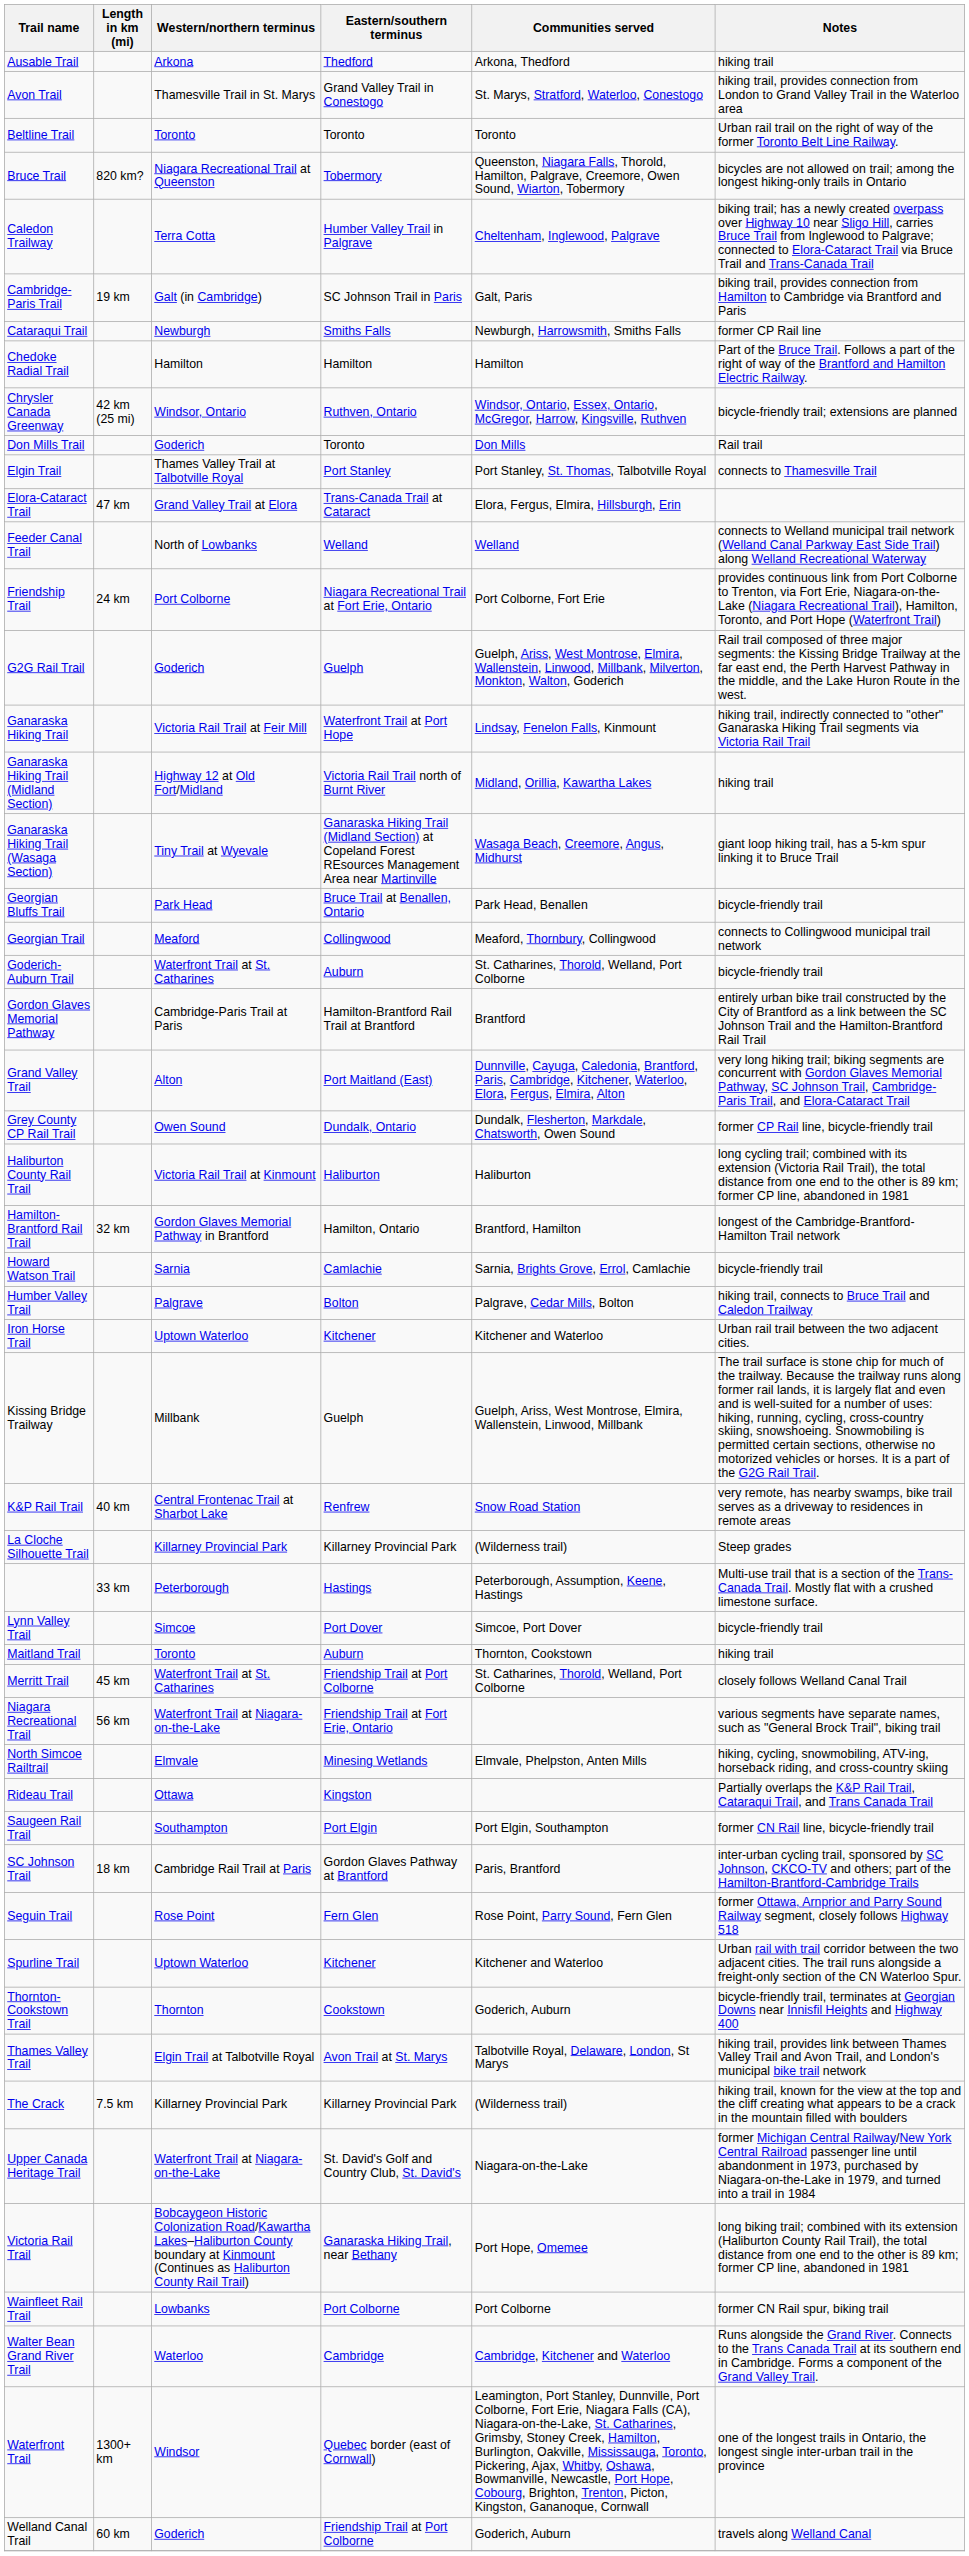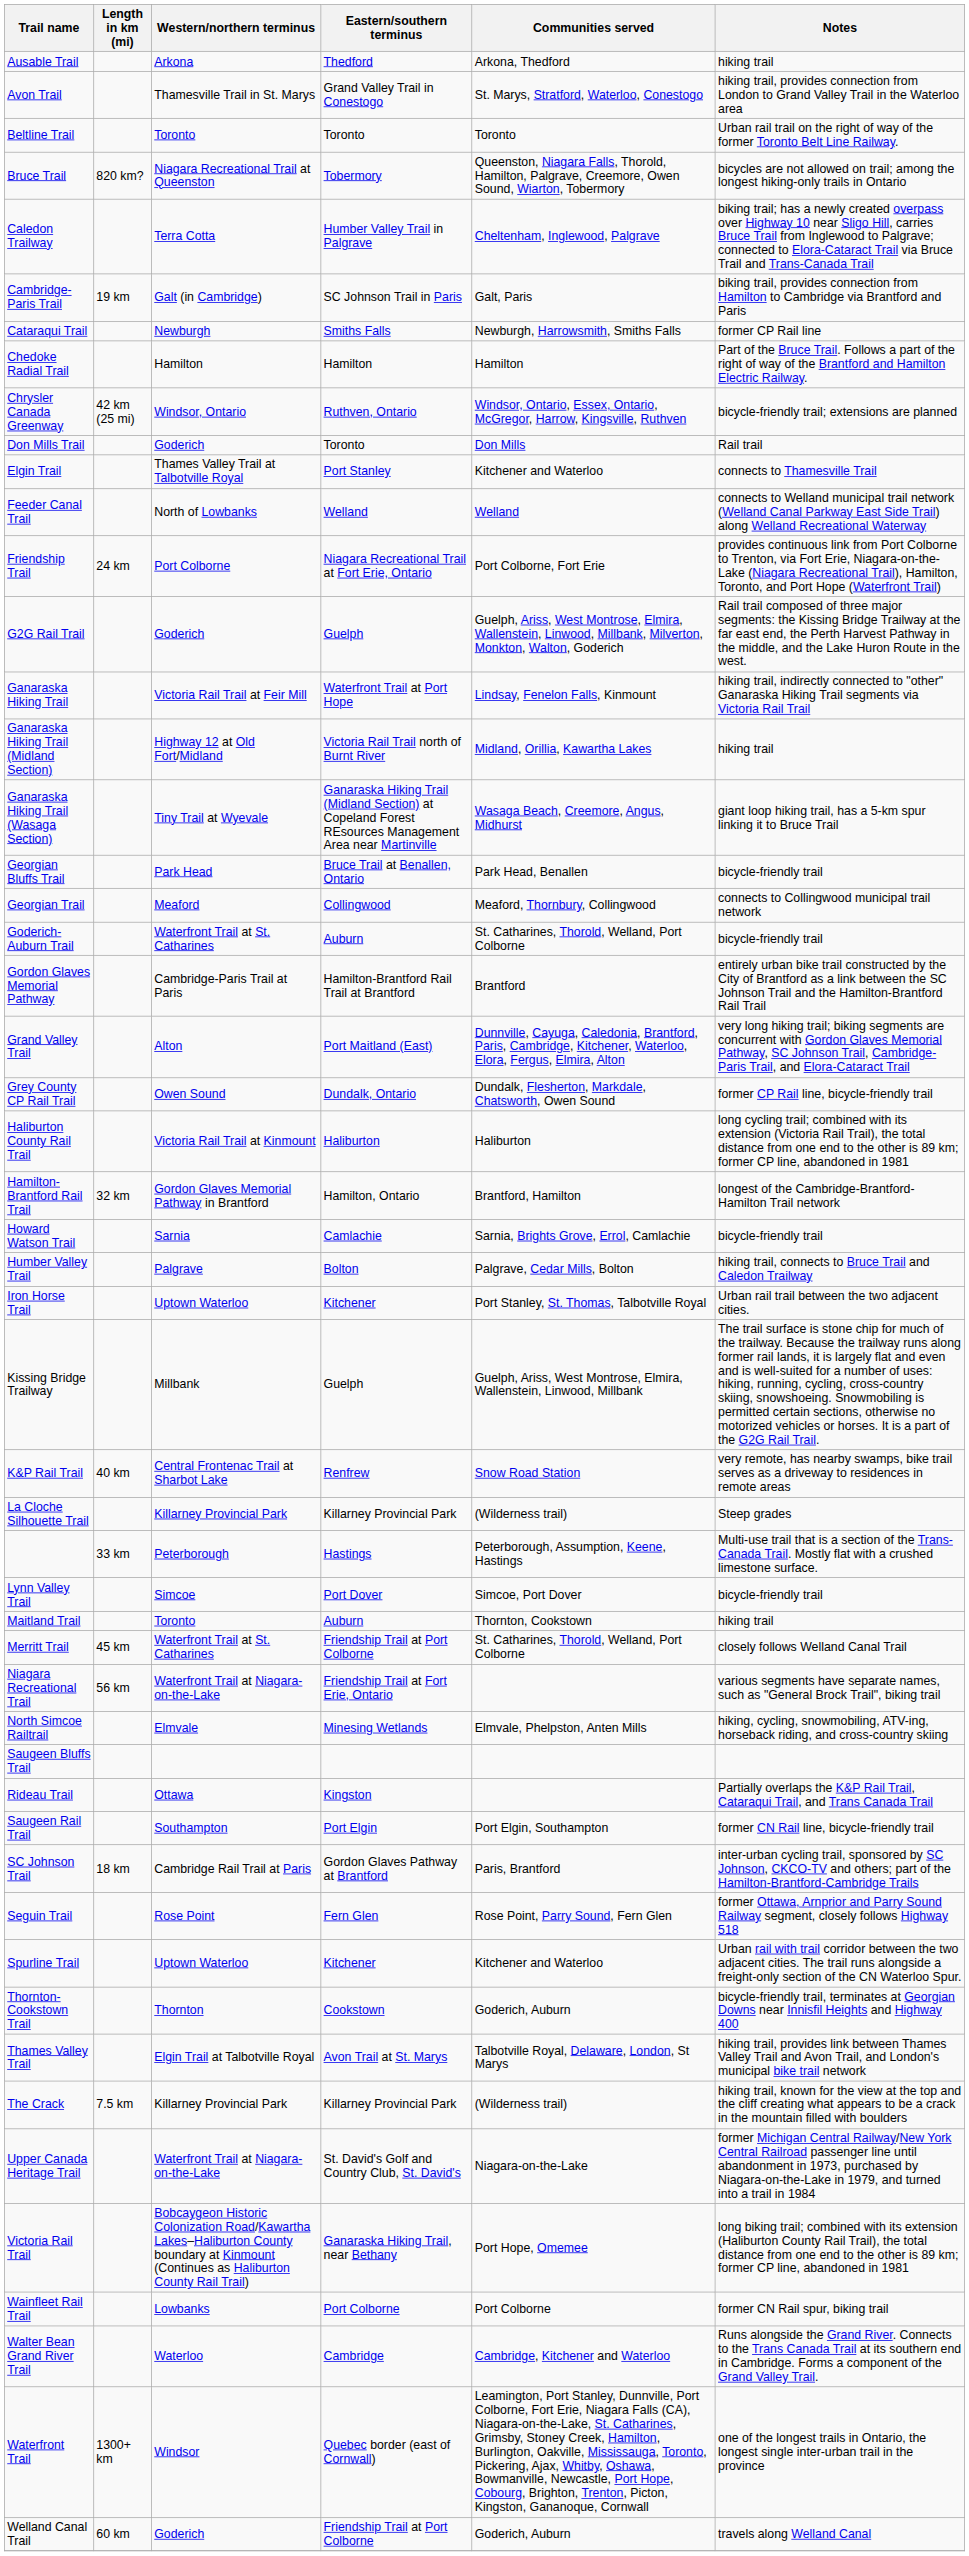(590, 471) Port Stanley, St. Thomas, Talbotville Royal -> (539, 471) Kitchener and Waterloo
- row: (47, 505)
(539, 1336) Kitchener and Waterloo -> (590, 1302) Port Stanley, St. Thomas, Talbotville Royal
+ row: (49, 1761)
